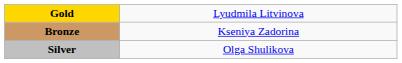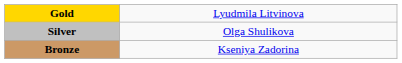rows swapped: (62, 49) <-> (62, 31)
